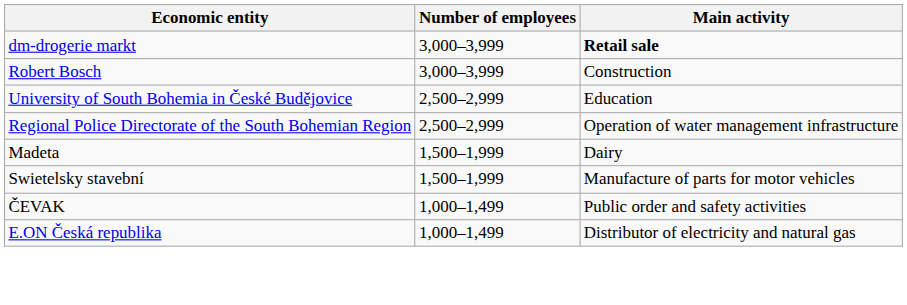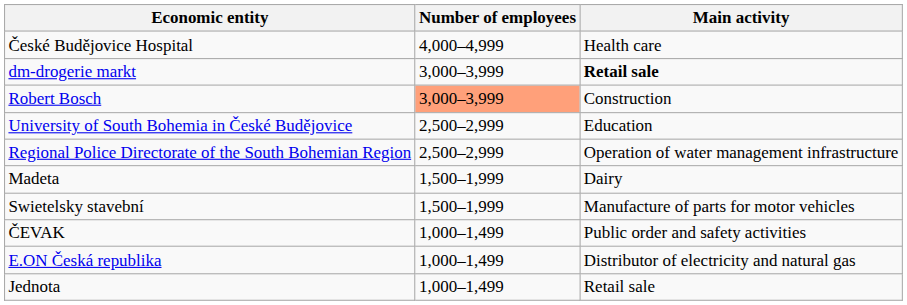+ row: (101, 44)
(461, 71) no background -> (461, 98) lightsalmon background
+ row: (34, 286)
